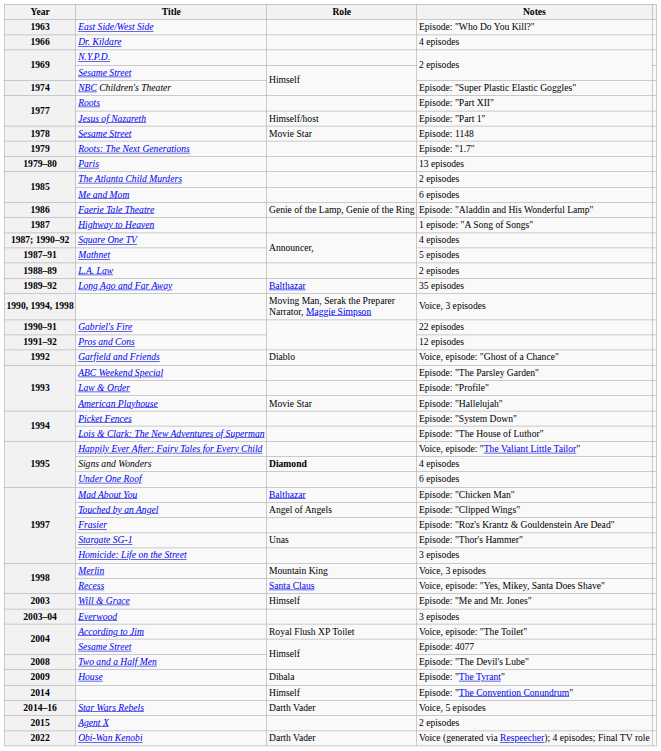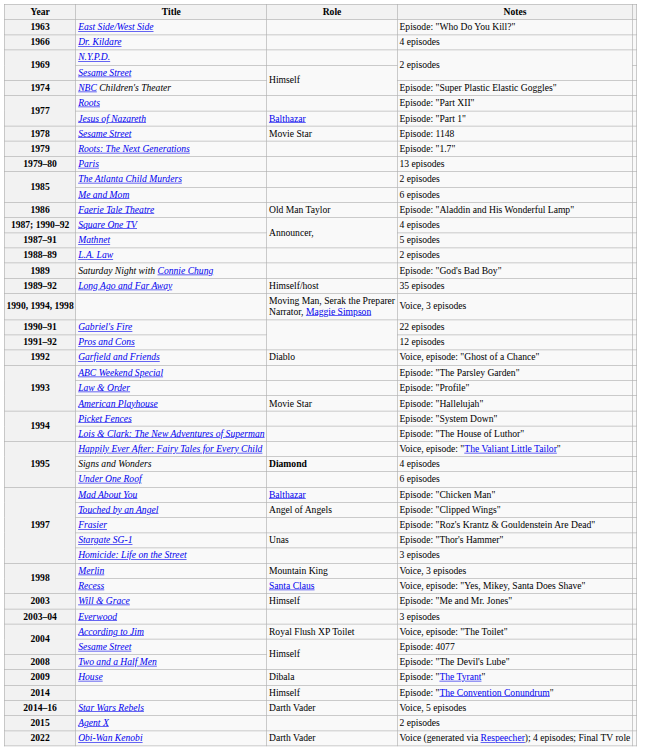(294, 118) Himself/host -> (287, 118) Balthazar
(342, 210) Genie of the Lamp, Genie of the Ring -> (300, 210) Old Man Taylor
- row: (116, 225)
+ row: (146, 270)
(287, 286) Balthazar -> (294, 286) Himself/host
